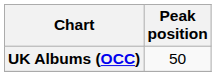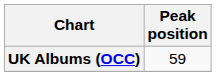(178, 58) 50 -> (178, 58) 59
